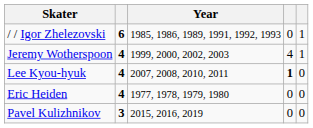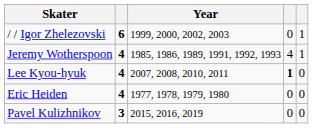(206, 34) 1985, 1986, 1989, 1991, 1992, 1993 -> (180, 34) 1999, 2000, 2002, 2003
(180, 54) 1999, 2000, 2002, 2003 -> (206, 54) 1985, 1986, 1989, 1991, 1992, 1993
